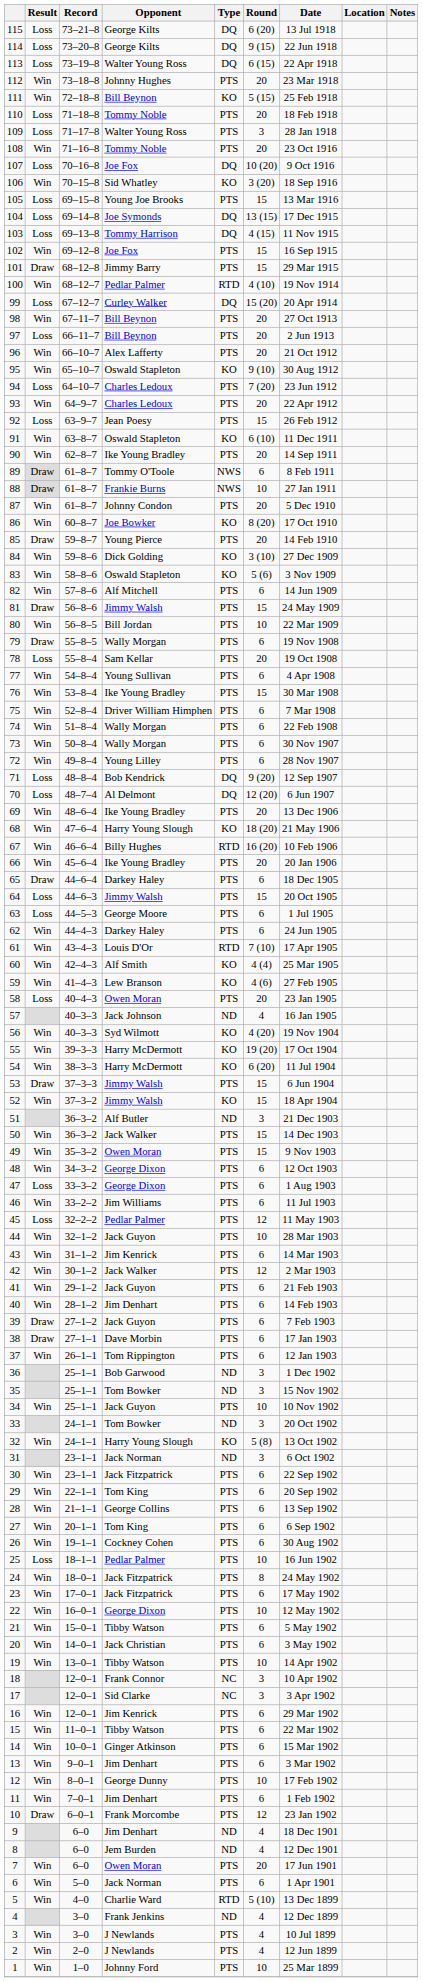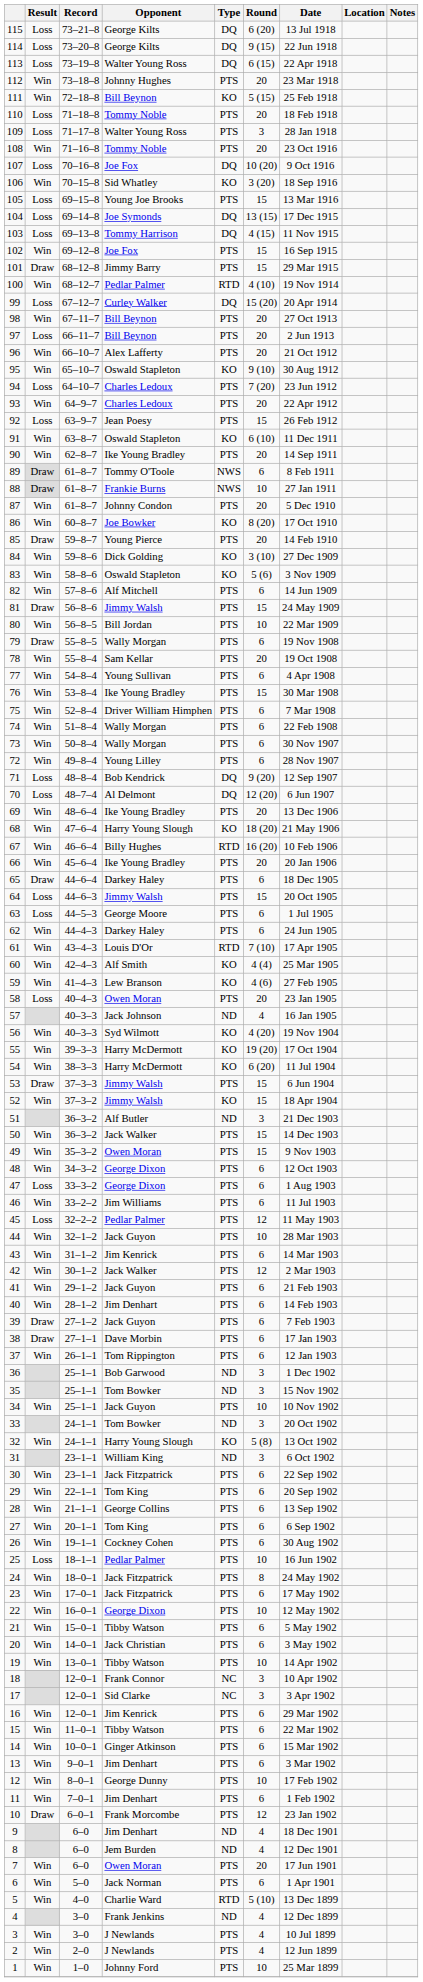(42, 659) Loss -> (42, 659) Win
(133, 1458) Jack Norman -> (134, 1458) William King
